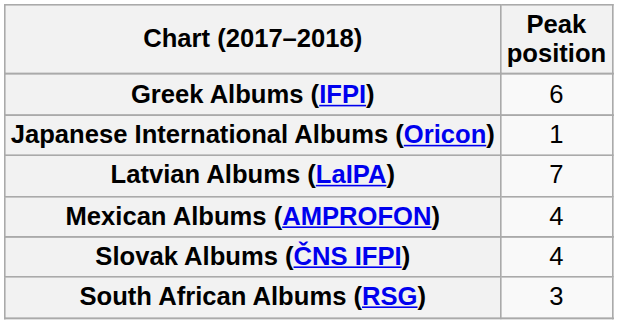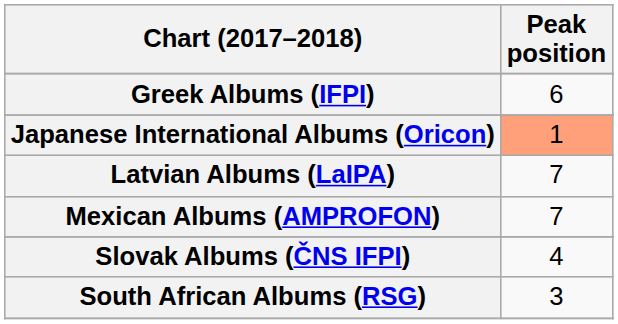(556, 134) no background -> (556, 134) lightsalmon background
(556, 216) 4 -> (556, 216) 7
